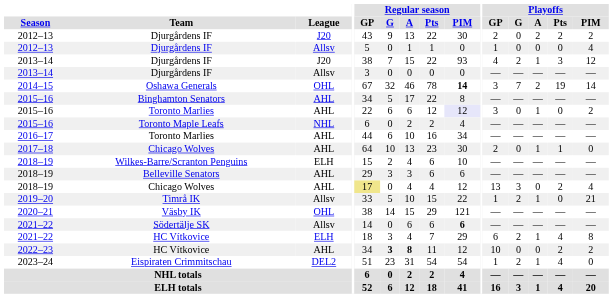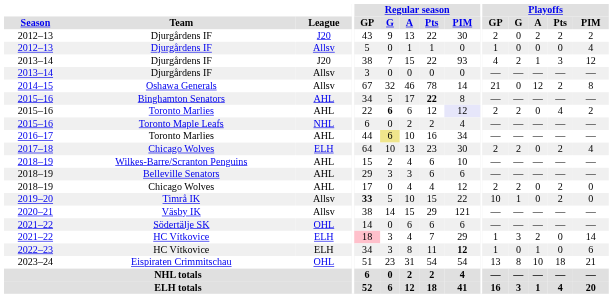(324, 86) OHL -> (324, 86) Allsv
(462, 86) bold -> (462, 86) normal
(496, 86) 3 -> (496, 86) 21
(518, 86) 7 -> (518, 86) 0
(538, 86) 2 -> (538, 86) 12
(560, 86) 19 -> (560, 86) 2
(591, 86) 14 -> (591, 86) 8
(432, 98) normal -> (432, 98) bold
(390, 111) normal -> (390, 111) bold
(496, 111) 3 -> (496, 111) 2
(518, 111) 0 -> (518, 111) 2
(538, 111) 1 -> (538, 111) 0
(560, 111) 0 -> (560, 111) 4
(390, 136) no background -> (390, 136) khaki background
(324, 149) AHL -> (324, 149) ELH
(518, 149) 0 -> (518, 149) 2
(538, 149) 1 -> (538, 149) 0
(560, 149) 1 -> (560, 149) 2
(591, 149) 0 -> (591, 149) 4
(324, 161) ELH -> (324, 161) AHL
(367, 186) khaki background -> (367, 186) no background
(496, 186) 13 -> (496, 186) 2
(518, 186) 3 -> (518, 186) 2
(591, 186) 4 -> (591, 186) 0
(367, 199) normal -> (367, 199) bold
(496, 199) 1 -> (496, 199) 10
(518, 199) 2 -> (518, 199) 1
(538, 199) 1 -> (538, 199) 0
(560, 199) 0 -> (560, 199) 2
(591, 199) 21 -> (591, 199) 0
(324, 212) OHL -> (324, 212) Allsv
(324, 224) Allsv -> (324, 224) OHL
(462, 224) bold -> (462, 224) normal
(367, 237) no background -> (367, 237) pink background
(496, 237) 6 -> (496, 237) 1
(518, 237) 2 -> (518, 237) 3
(538, 237) 1 -> (538, 237) 2
(560, 237) 4 -> (560, 237) 0
(591, 237) 8 -> (591, 237) 14
(324, 249) AHL -> (324, 249) ELH
(390, 249) bold -> (390, 249) normal
(409, 249) bold -> (409, 249) normal
(462, 249) normal -> (462, 249) bold
(496, 249) 10 -> (496, 249) 1
(538, 249) 0 -> (538, 249) 1
(560, 249) 2 -> (560, 249) 0
(591, 249) 2 -> (591, 249) 6
(324, 262) DEL2 -> (324, 262) OHL
(496, 262) 1 -> (496, 262) 13
(518, 262) 2 -> (518, 262) 8
(538, 262) 1 -> (538, 262) 10
(560, 262) 4 -> (560, 262) 18
(591, 262) 0 -> (591, 262) 21
